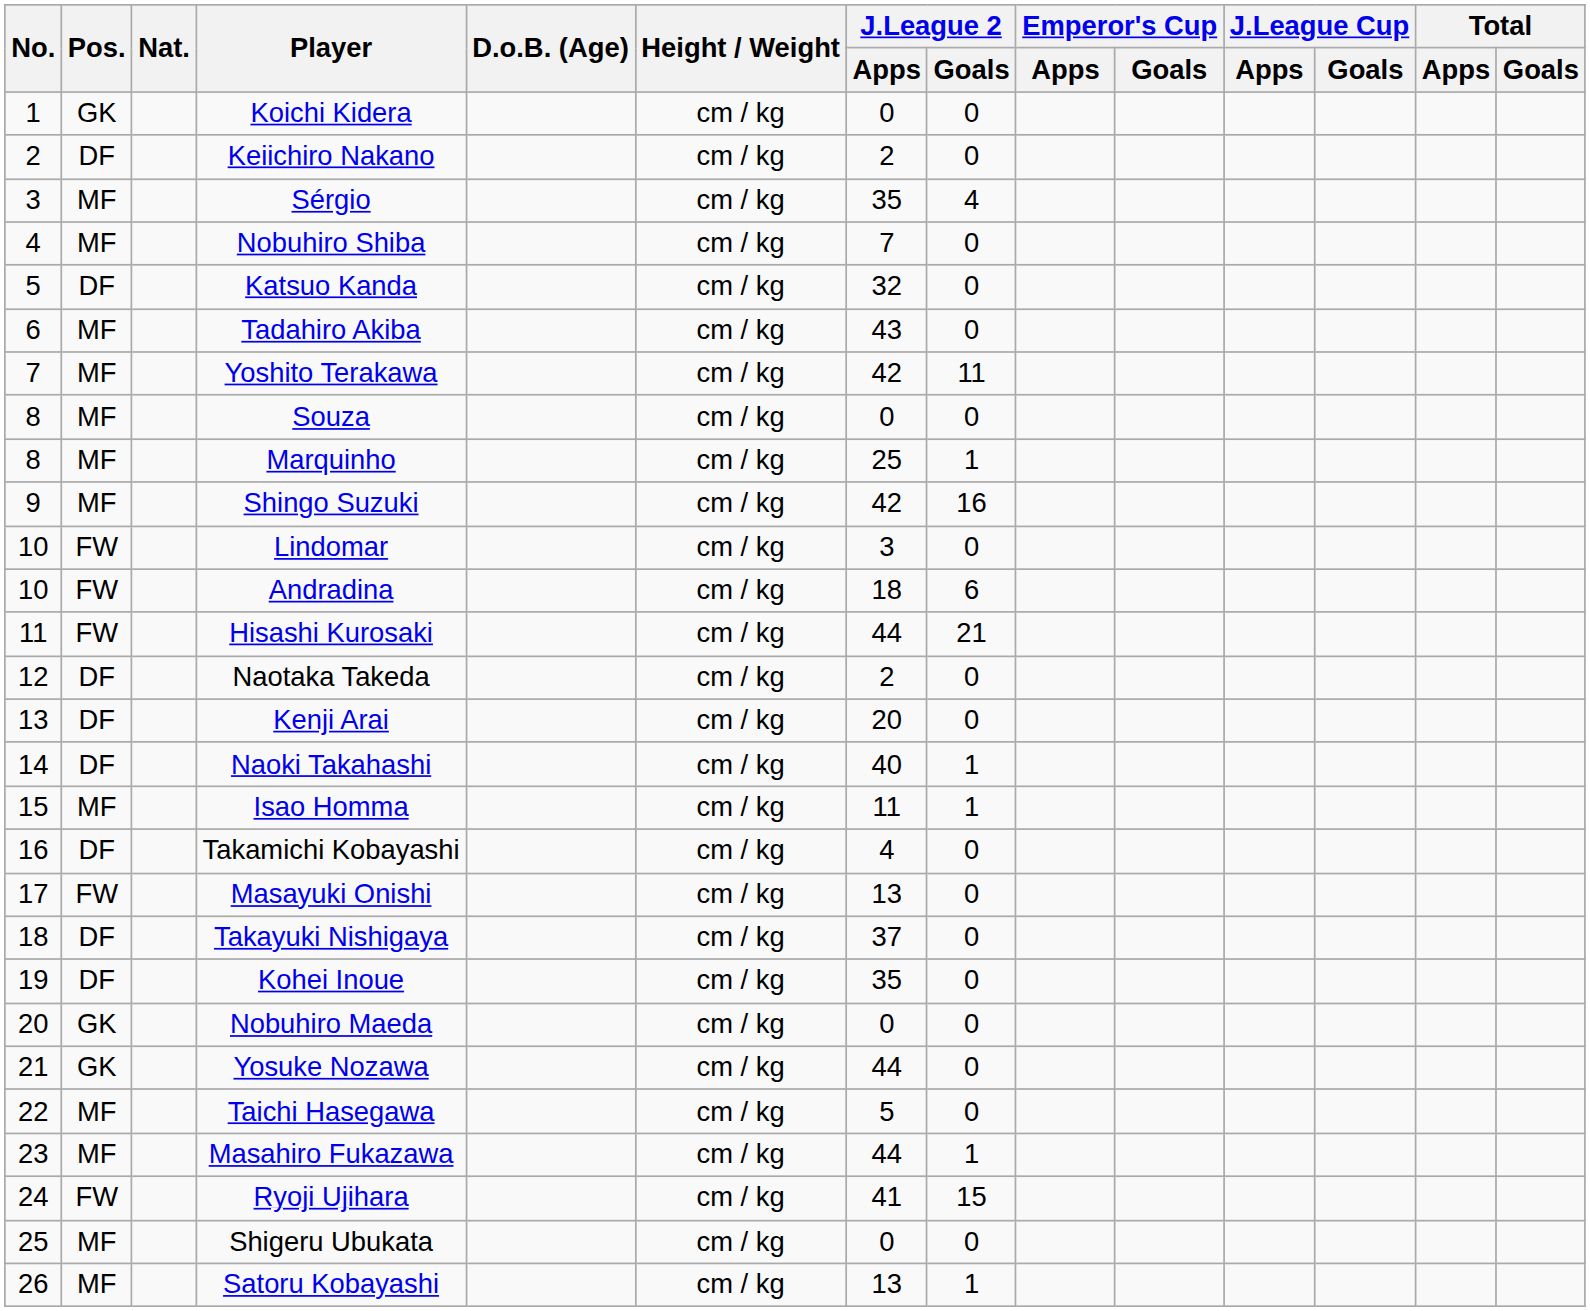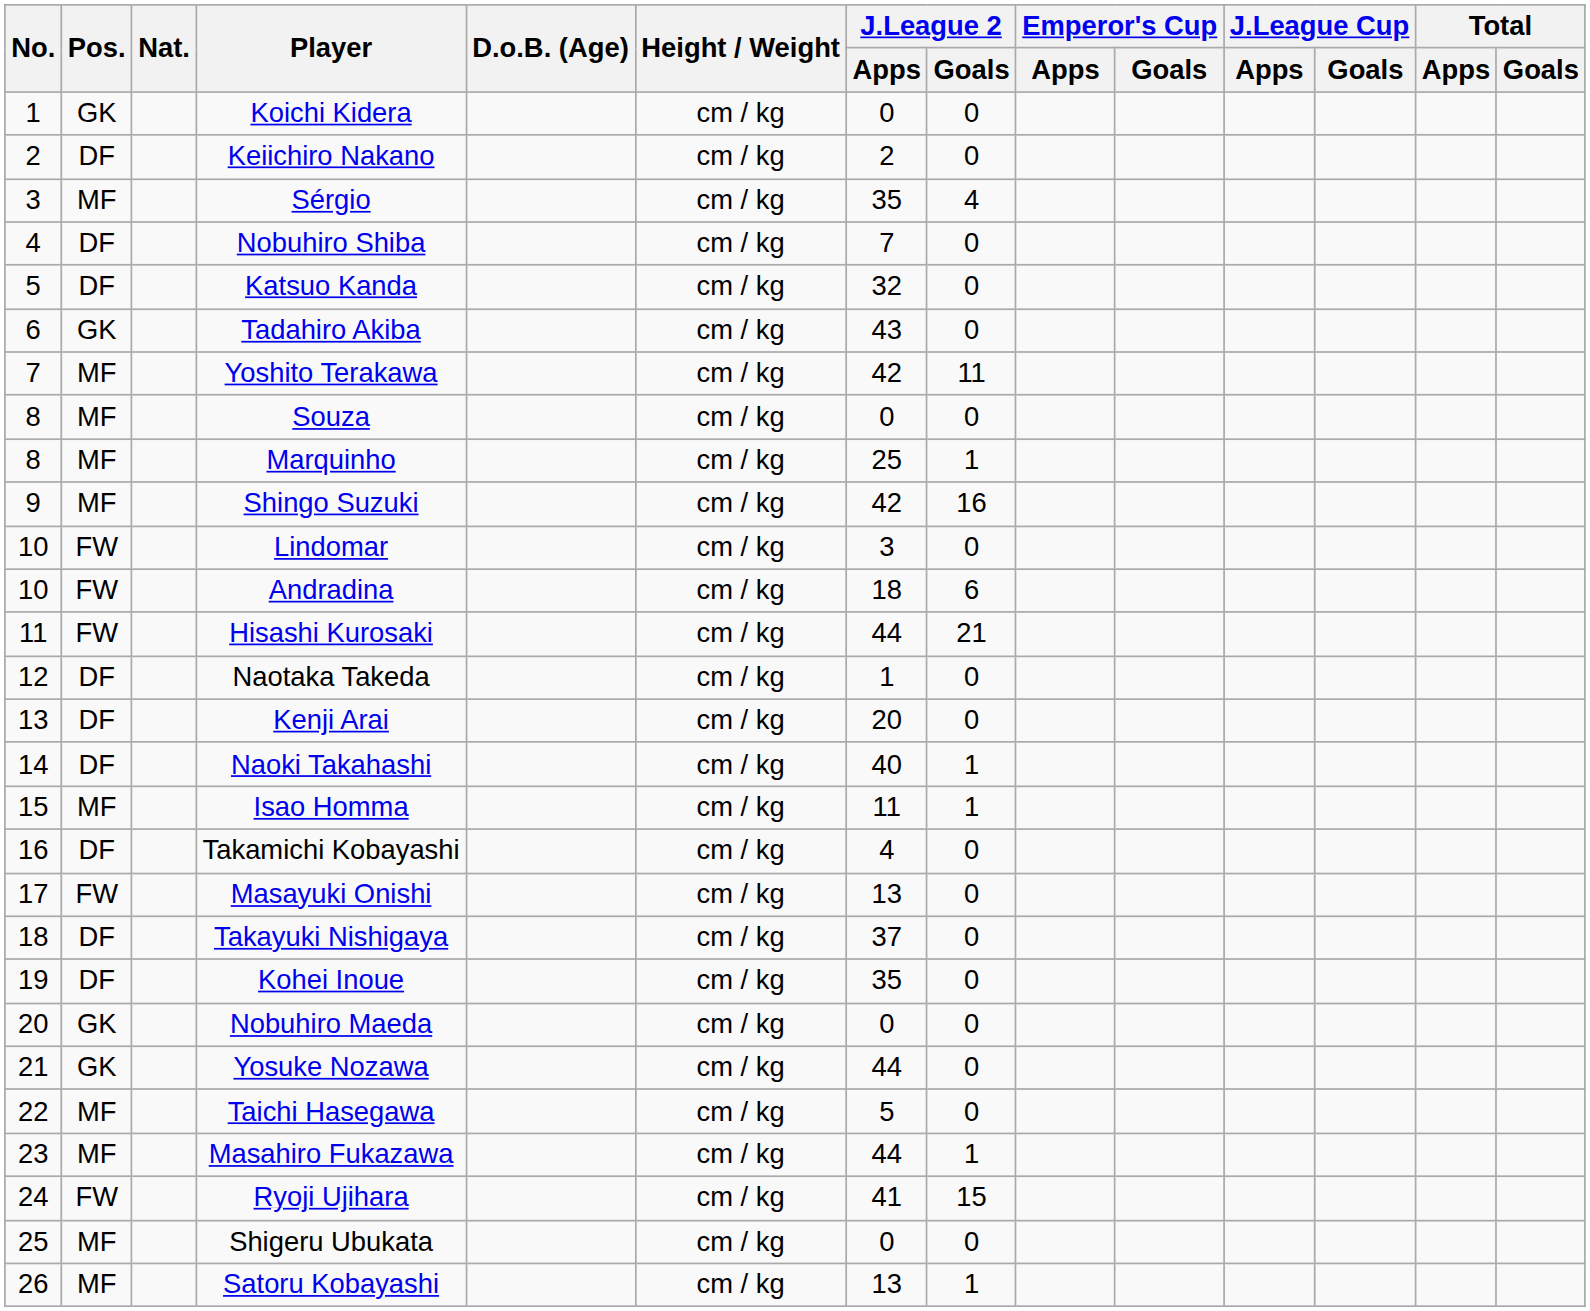(97, 243) MF -> (97, 243) DF
(97, 329) MF -> (97, 329) GK
(887, 677) 2 -> (887, 677) 1
